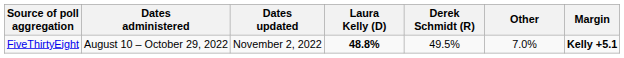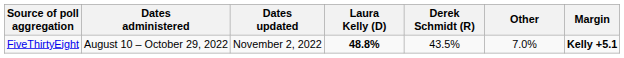(444, 44) 49.5% -> (444, 44) 43.5%
